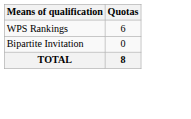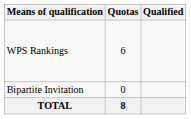+ column: (163, 12)
